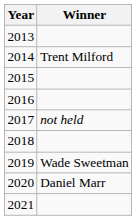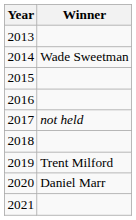(77, 57) Trent Milford -> (84, 57) Wade Sweetman
(84, 162) Wade Sweetman -> (77, 162) Trent Milford
